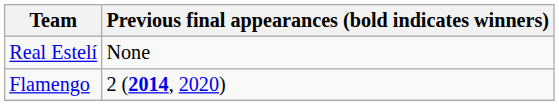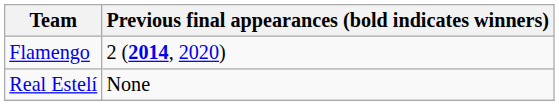rows swapped: (53, 52) <-> (50, 84)
